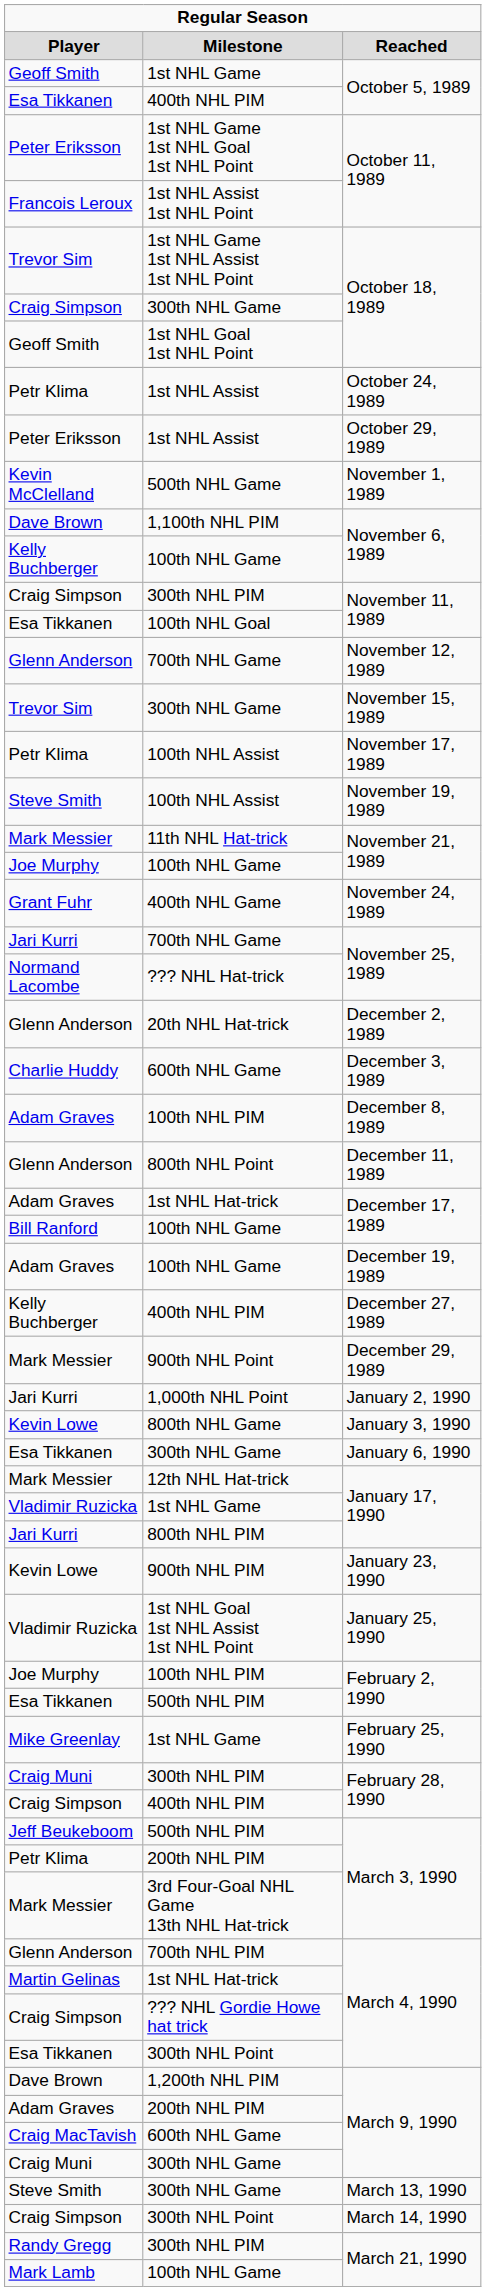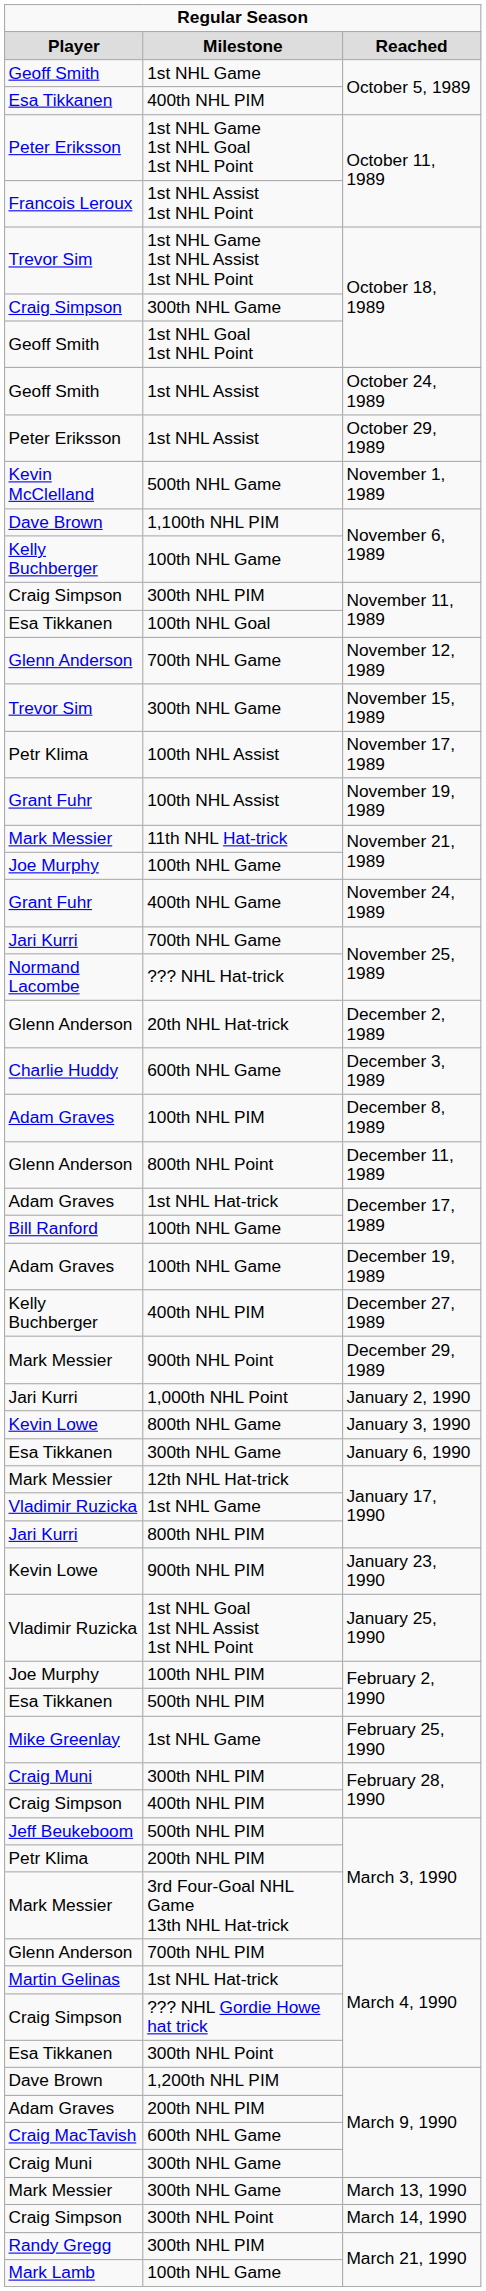(48, 391) Petr Klima -> (54, 391) Geoff Smith
(55, 801) Steve Smith -> (50, 801) Grant Fuhr
(55, 2190) Steve Smith -> (60, 2190) Mark Messier
